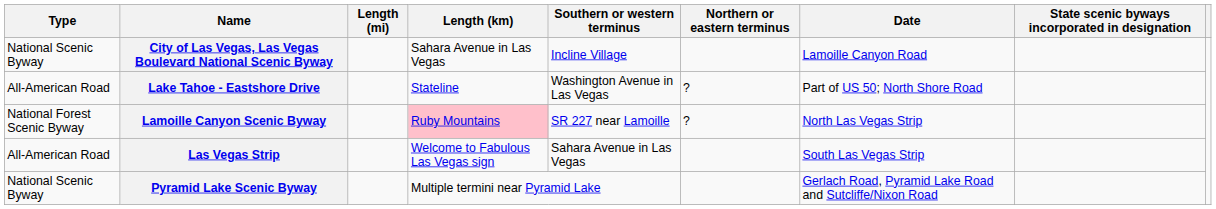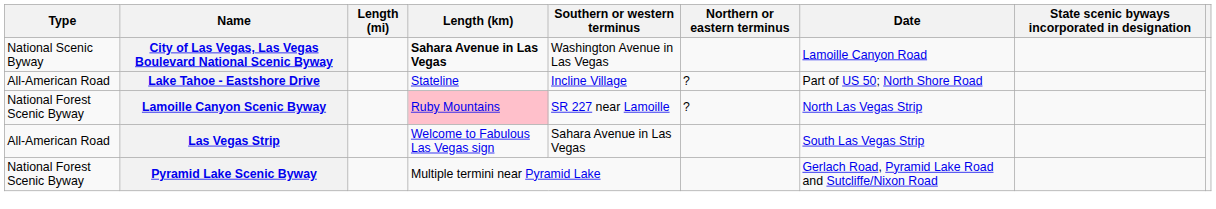(471, 54) normal -> (474, 54) bold
(589, 54) Incline Village -> (612, 54) Washington Avenue in Las Vegas
(612, 87) Washington Avenue in Las Vegas -> (589, 81) Incline Village
(50, 188) National Scenic Byway -> (49, 174) National Forest Scenic Byway
